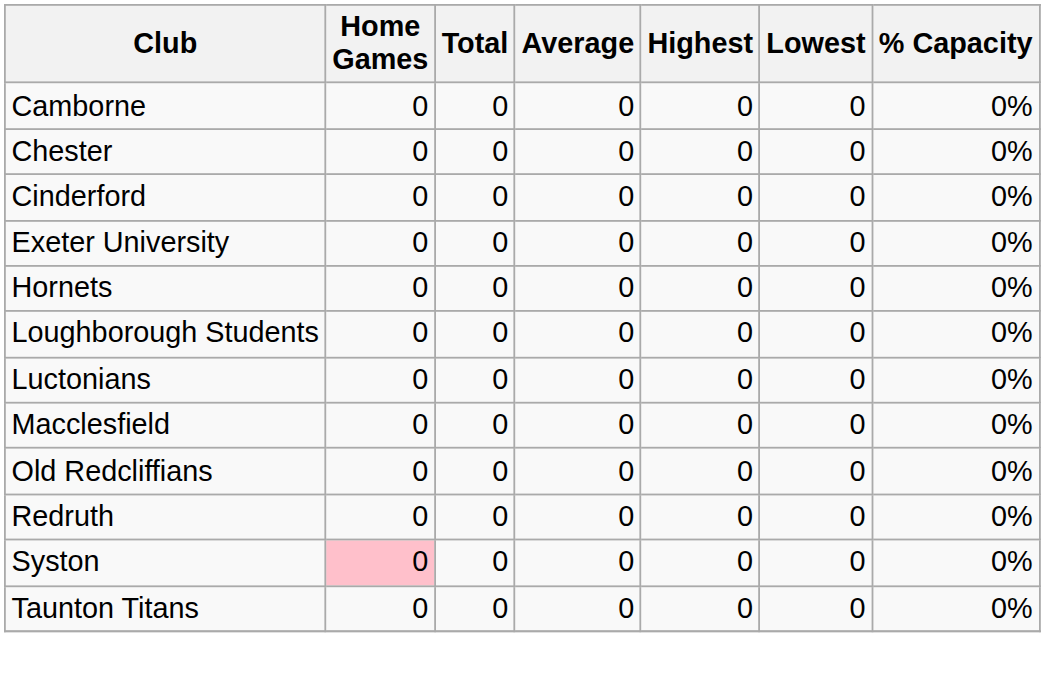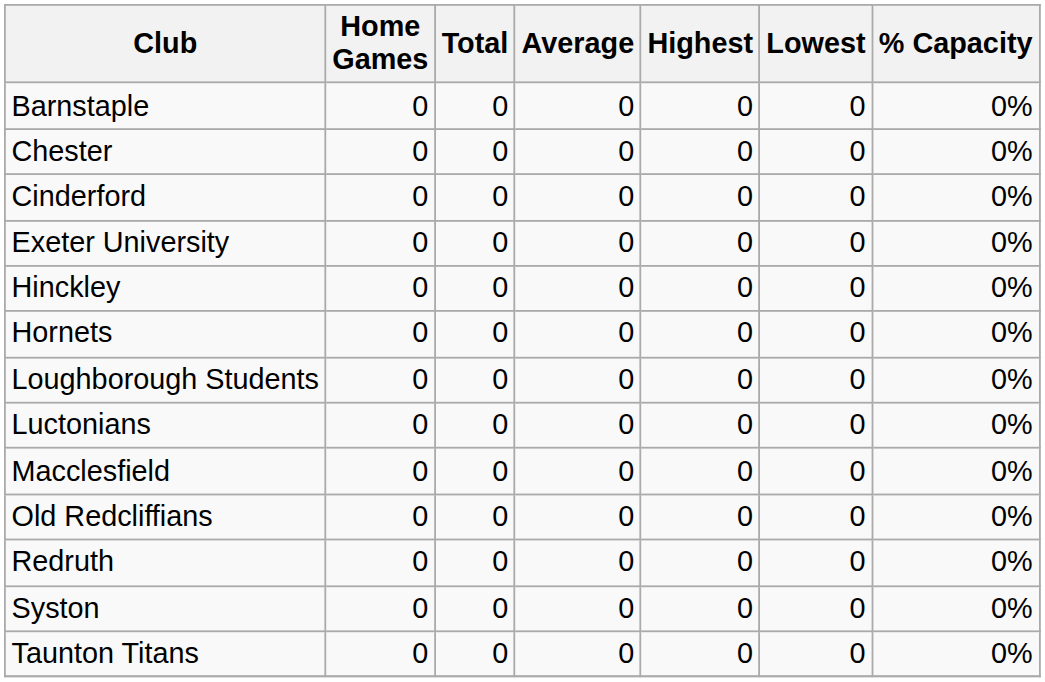+ row: (80, 105)
- row: (79, 105)
+ row: (66, 288)
(420, 562) pink background -> (420, 607) no background
